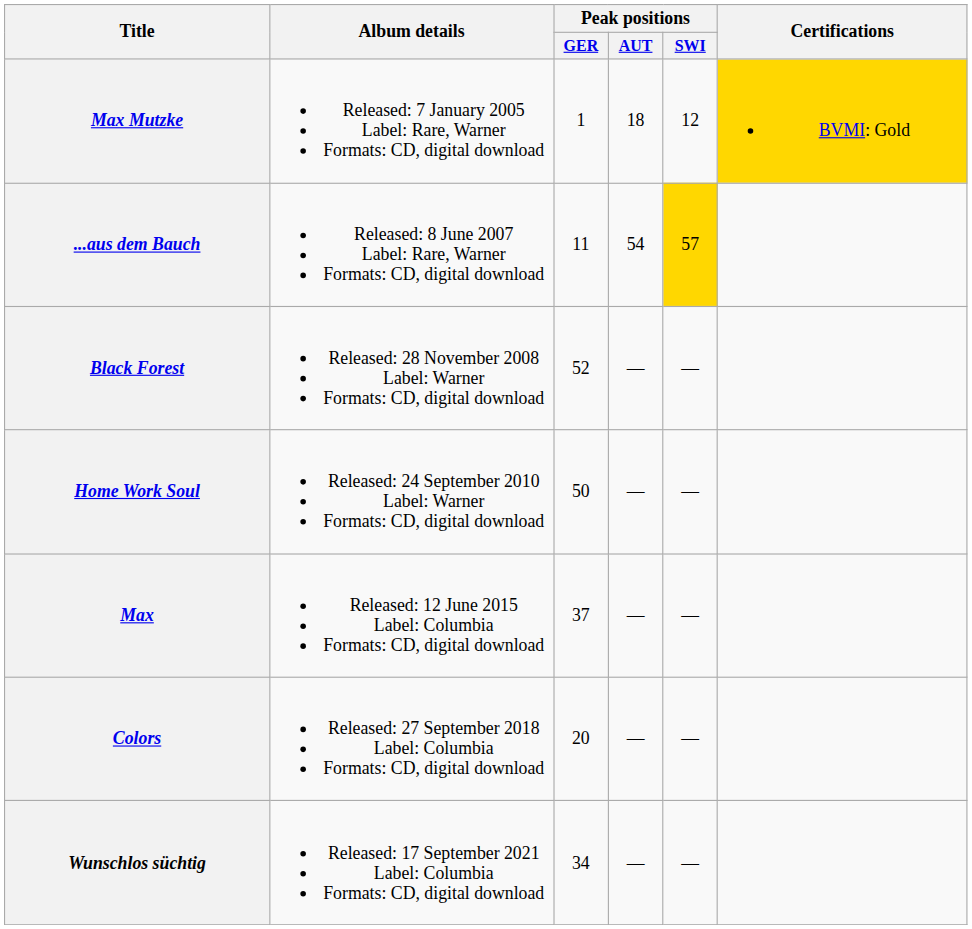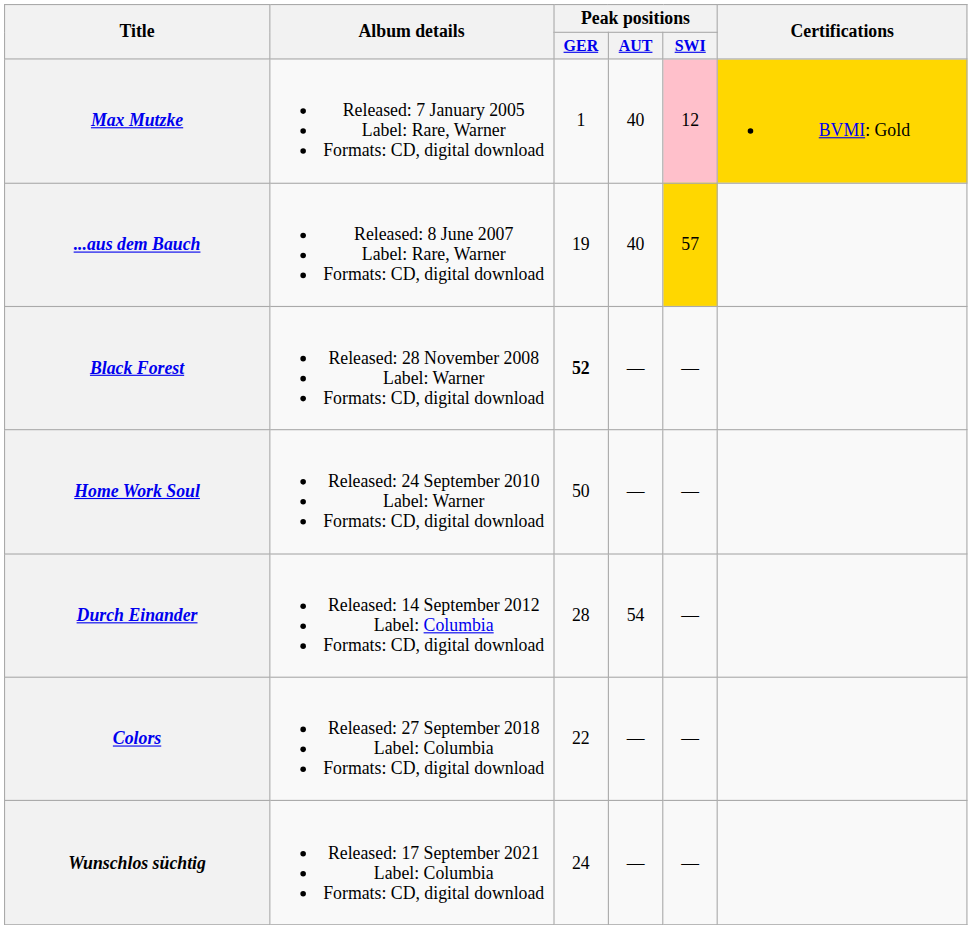(636, 120) 18 -> (636, 120) 40
(690, 120) no background -> (690, 120) pink background
(581, 244) 11 -> (581, 244) 19
(636, 244) 54 -> (636, 244) 40
(581, 368) normal -> (581, 368) bold
+ row: (137, 615)
- row: (137, 615)
(581, 738) 20 -> (581, 738) 22
(581, 862) 34 -> (581, 862) 24
